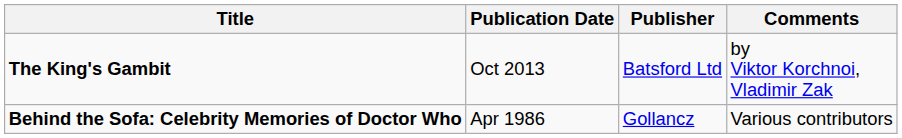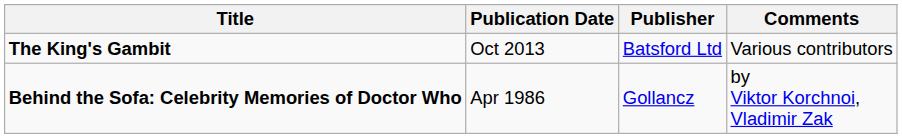(795, 68) by Viktor Korchnoi, Vladimir Zak -> (812, 48) Various contributors
(812, 118) Various contributors -> (795, 98) by Viktor Korchnoi, Vladimir Zak
